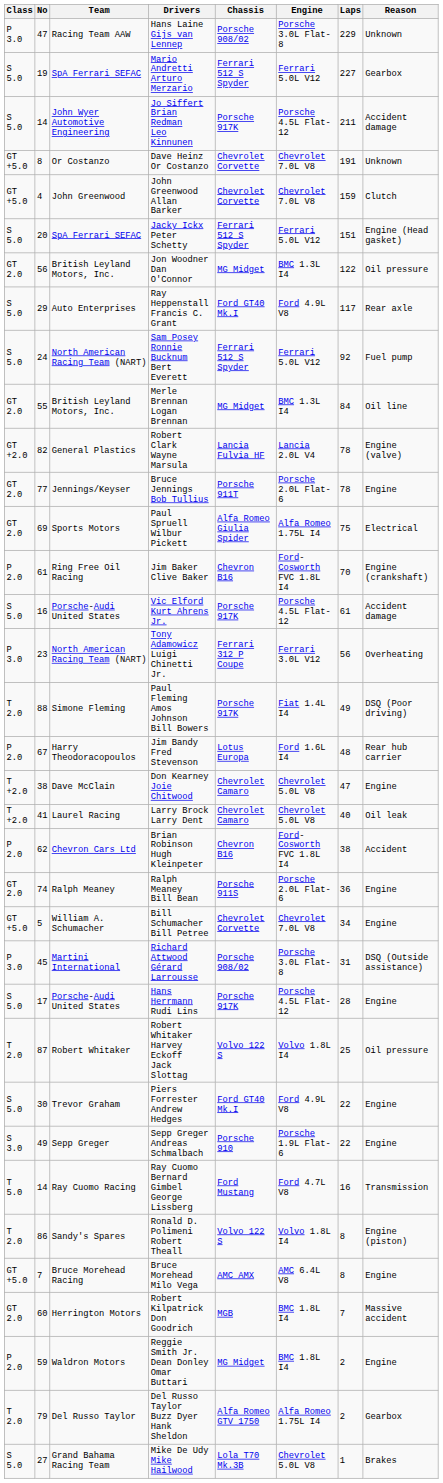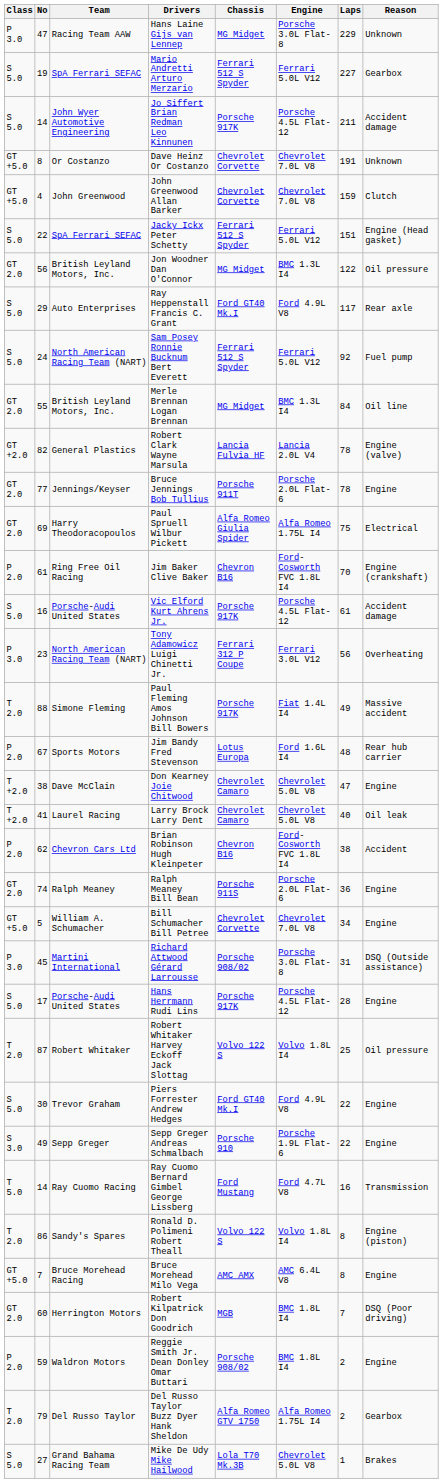(236, 36) Porsche 908/02 -> (241, 36) MG Midget
(42, 236) 20 -> (42, 236) 22
(86, 529) Sports Motors -> (94, 529) Harry Theodoracopoulos
(389, 710) DSQ (Poor driving) -> (386, 710) Massive accident
(94, 754) Harry Theodoracopoulos -> (86, 754) Sports Motors
(386, 1315) Massive accident -> (389, 1315) DSQ (Poor driving)
(241, 1364) MG Midget -> (236, 1364) Porsche 908/02
